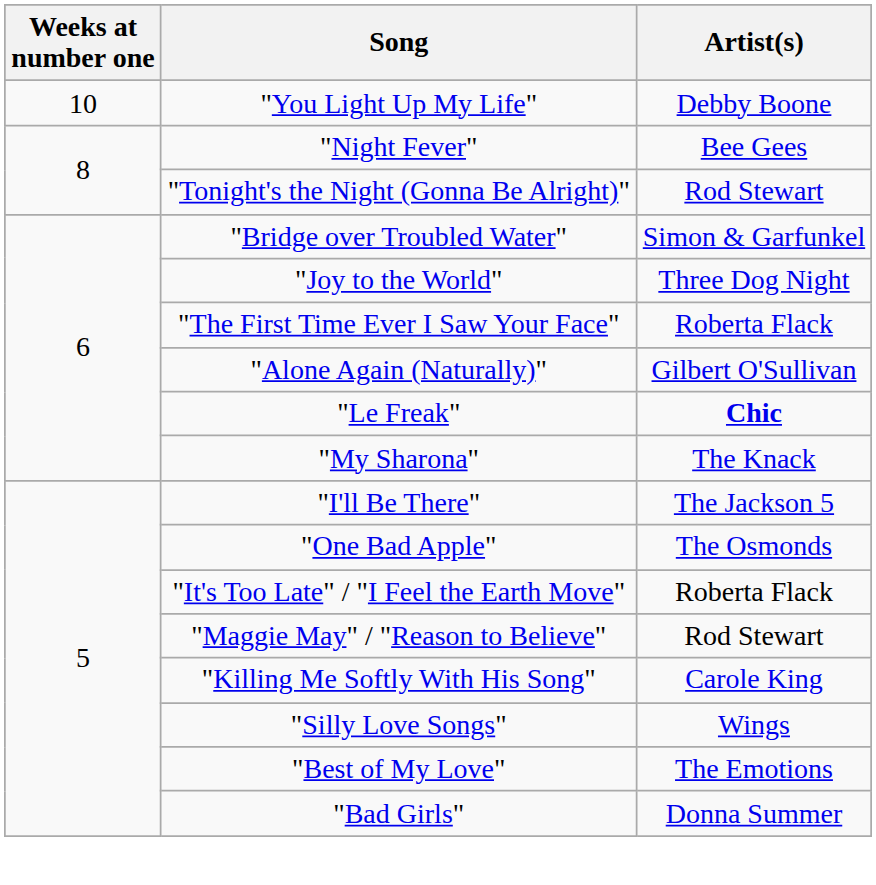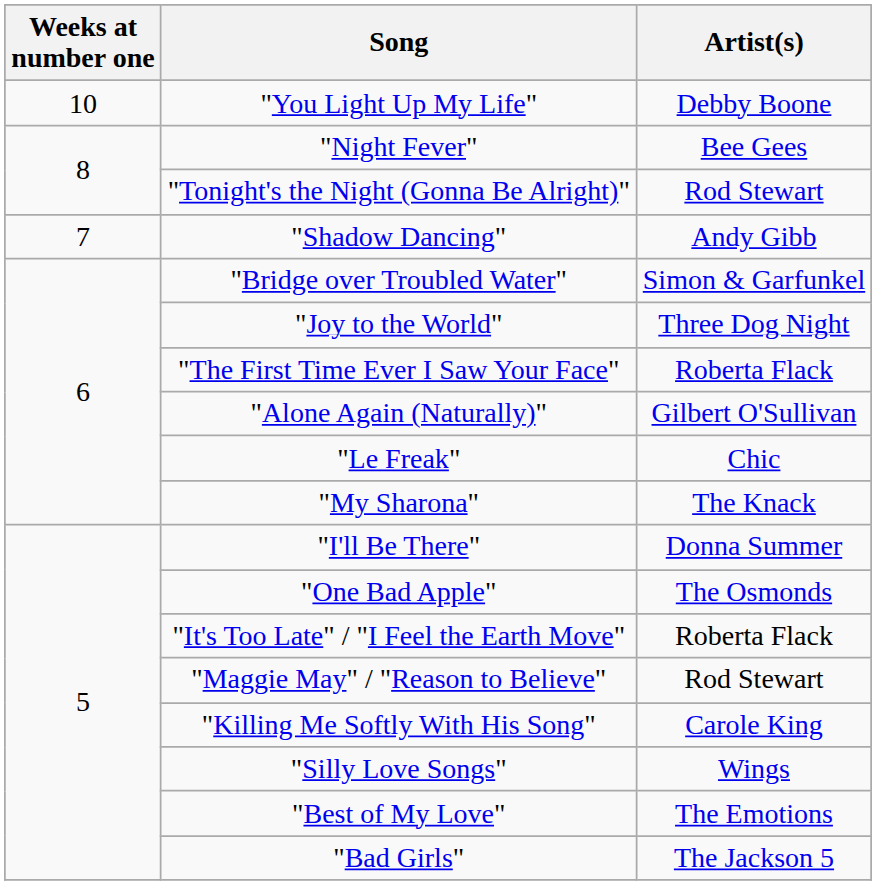+ row: (399, 235)
(754, 413) bold -> (754, 457) normal
(754, 502) The Jackson 5 -> (754, 546) Donna Summer
(754, 813) Donna Summer -> (754, 857) The Jackson 5
